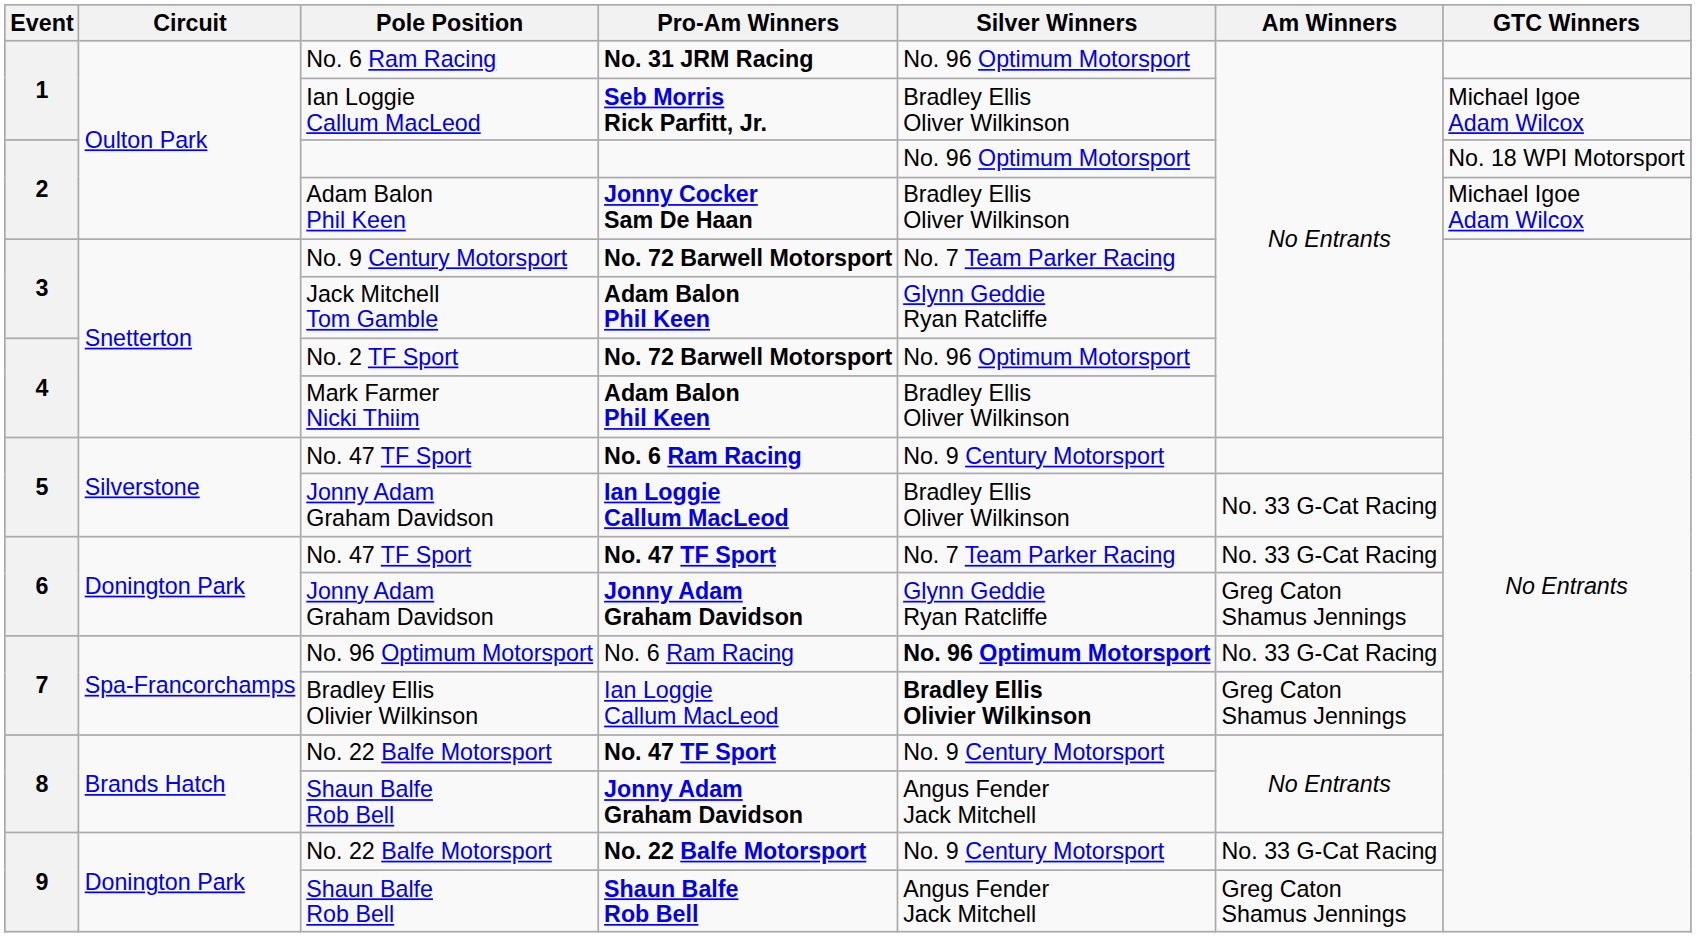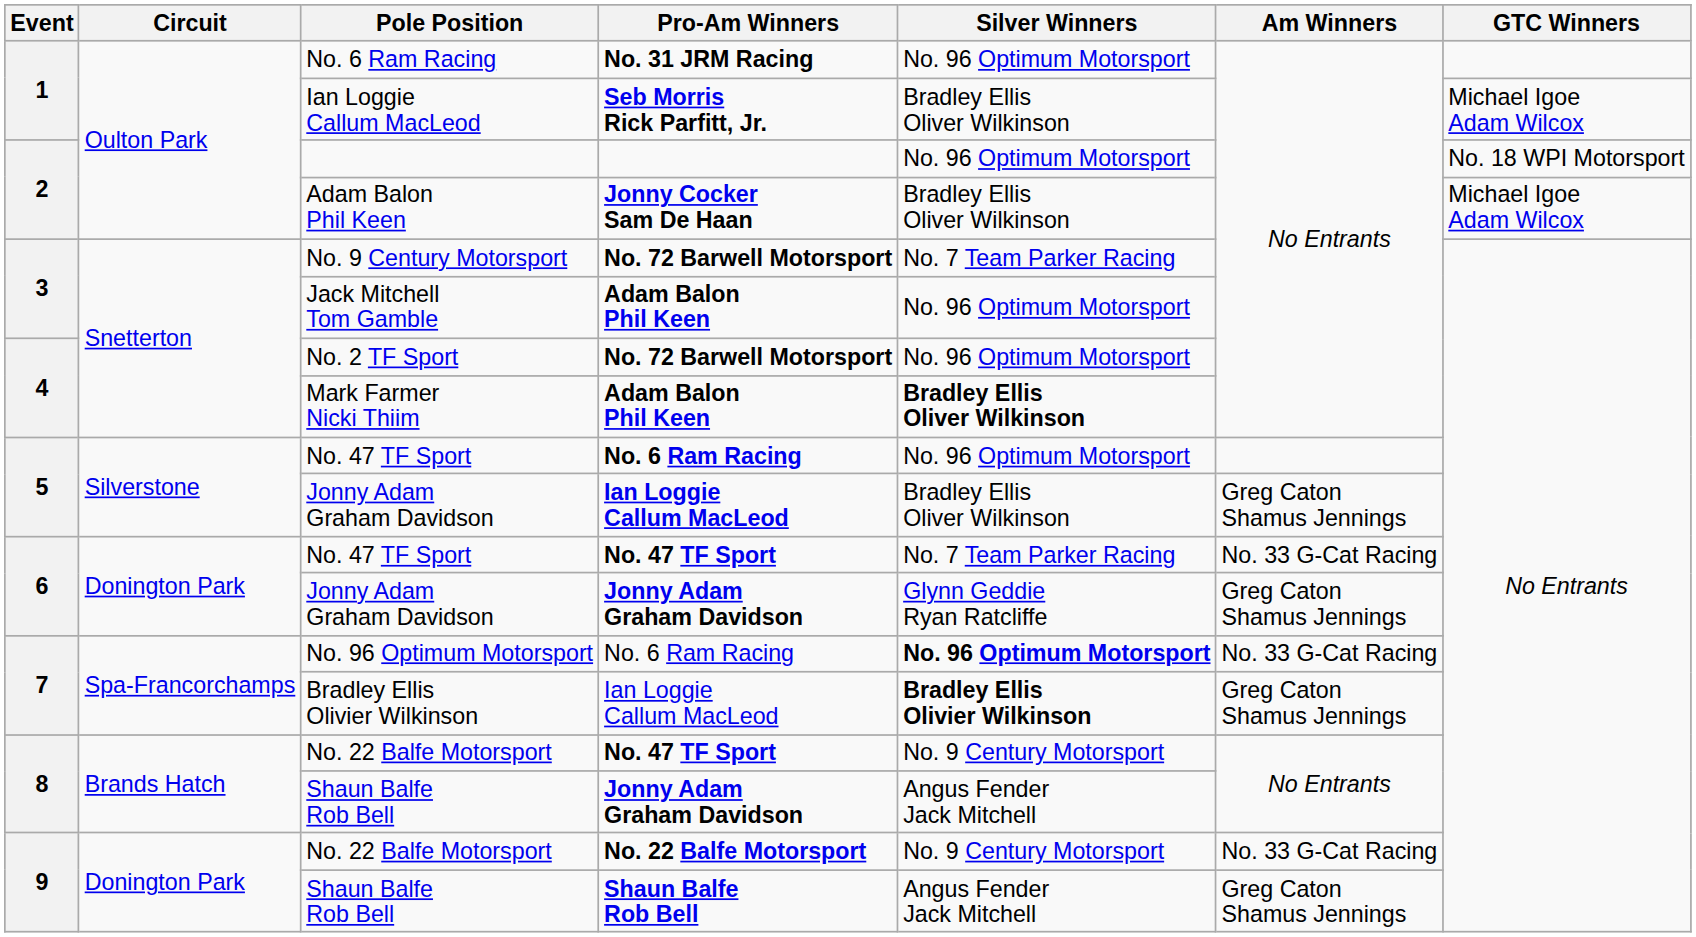(975, 307) Glynn Geddie Ryan Ratcliffe -> (1047, 307) No. 96 Optimum Motorsport
(986, 406) normal -> (994, 406) bold
(1034, 455) No. 9 Century Motorsport -> (1047, 455) No. 96 Optimum Motorsport
(1329, 505) No. 33 G-Cat Racing -> (1314, 505) Greg Caton Shamus Jennings
